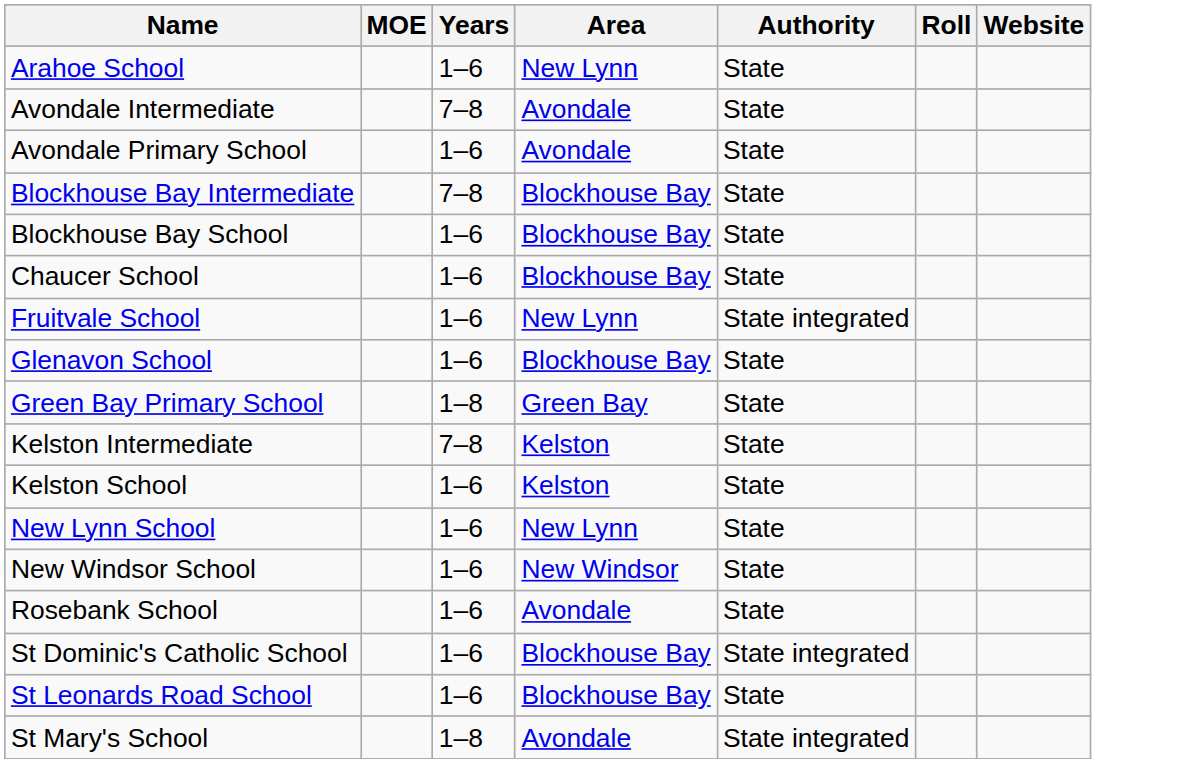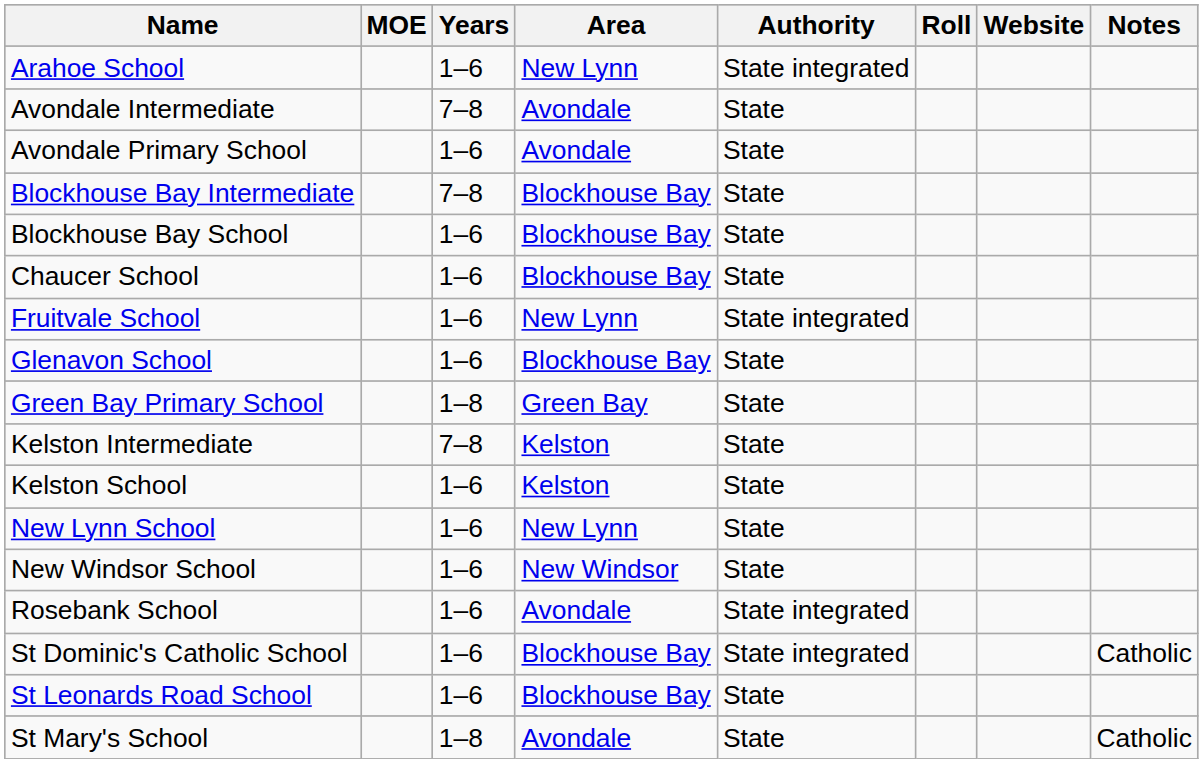+ column: (1144, 25)
(754, 67) State -> (816, 67) State integrated
(754, 611) State -> (816, 611) State integrated
(816, 737) State integrated -> (754, 737) State
